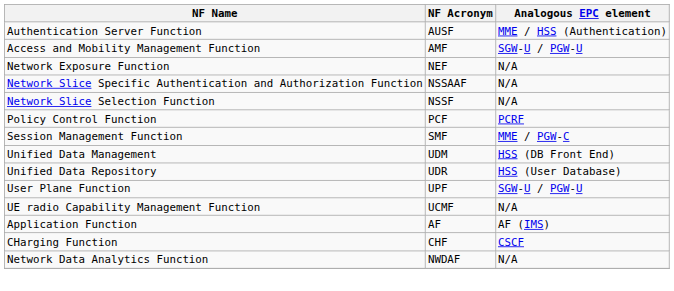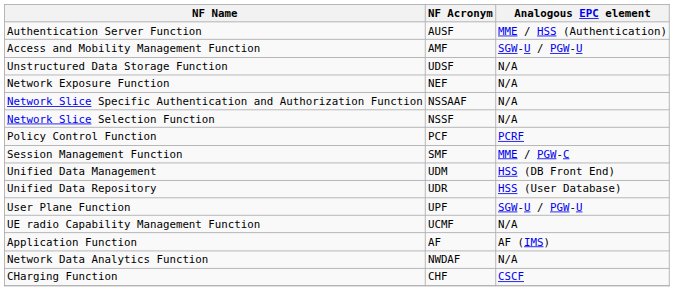+ row: (117, 66)
rows swapped: (108, 259) <-> (62, 242)
